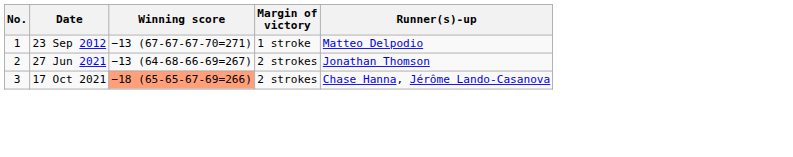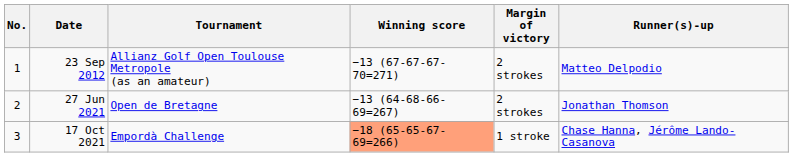+ column: (229, 26)
(284, 44) 1 stroke -> (520, 70) 2 strokes
(287, 80) 2 strokes -> (523, 137) 1 stroke
